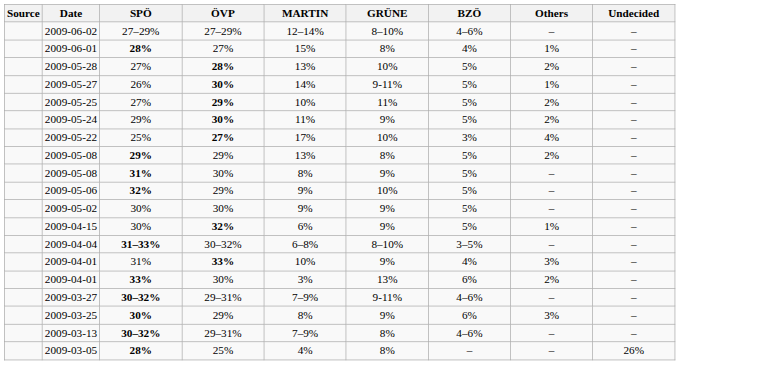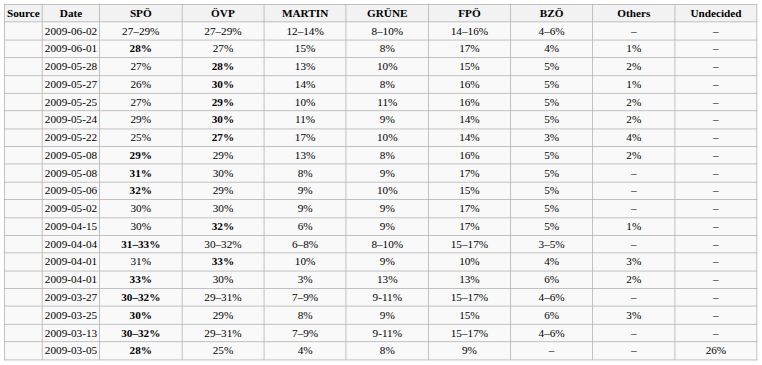+ column: (469, 13)
(387, 84) 9-11% -> (387, 84) 8%
(387, 333) 8% -> (387, 333) 9-11%
